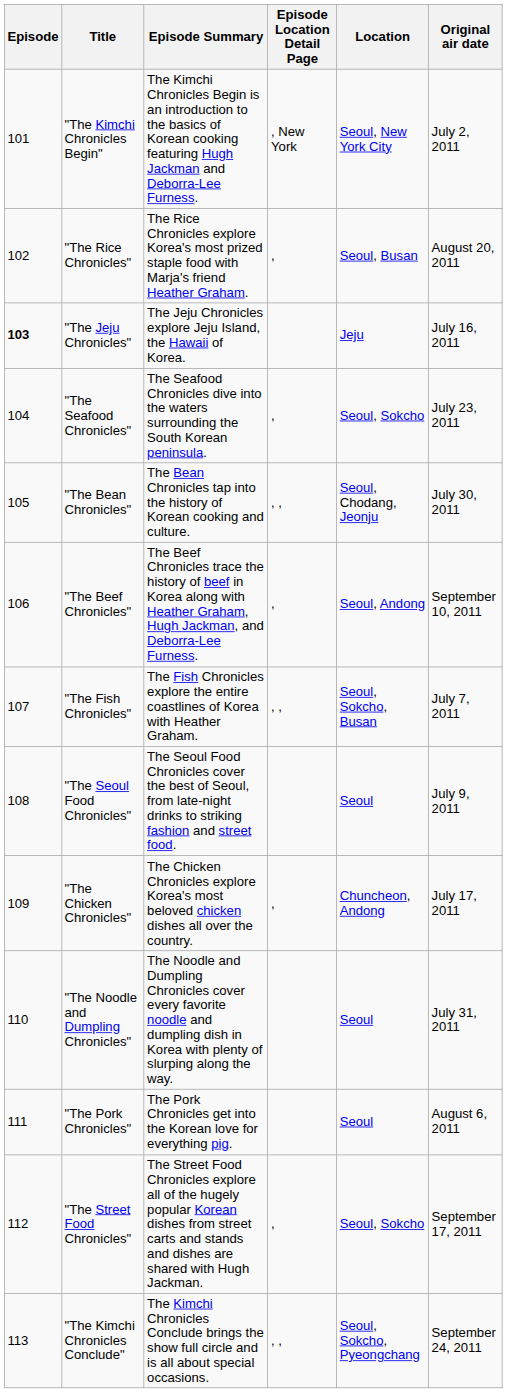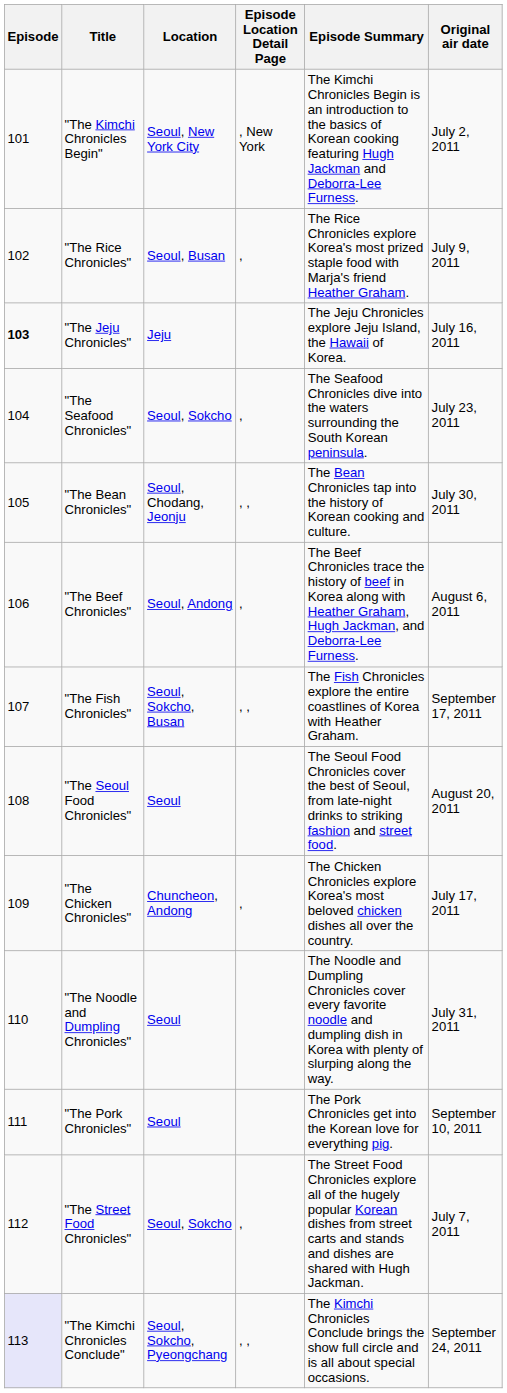columns swapped: (383, 37) <-> (206, 37)
(463, 255) August 20, 2011 -> (451, 255) July 9, 2011
(464, 604) September 10, 2011 -> (459, 604) August 6, 2011
(451, 706) July 7, 2011 -> (464, 706) September 17, 2011
(451, 801) July 9, 2011 -> (463, 801) August 20, 2011
(459, 1122) August 6, 2011 -> (464, 1122) September 10, 2011
(464, 1223) September 17, 2011 -> (451, 1223) July 7, 2011
(18, 1340) no background -> (18, 1340) lavender background
